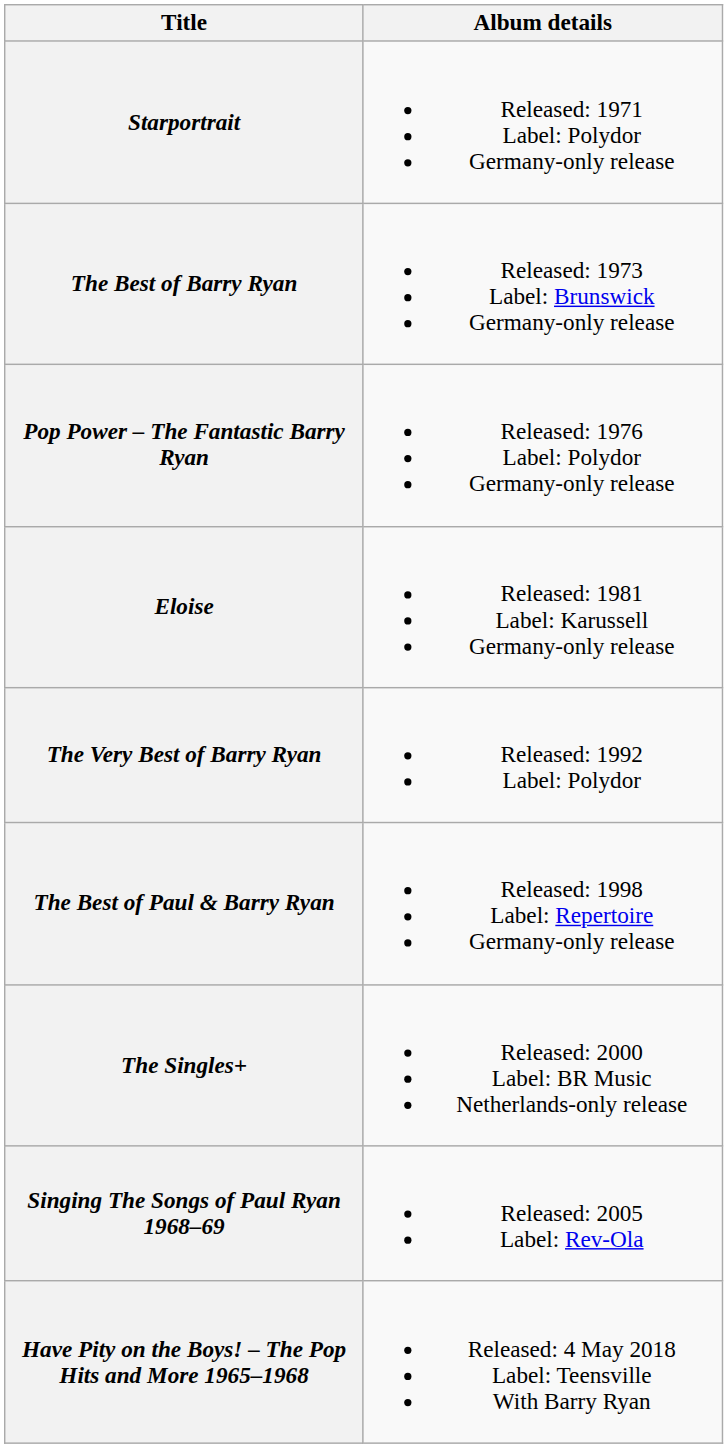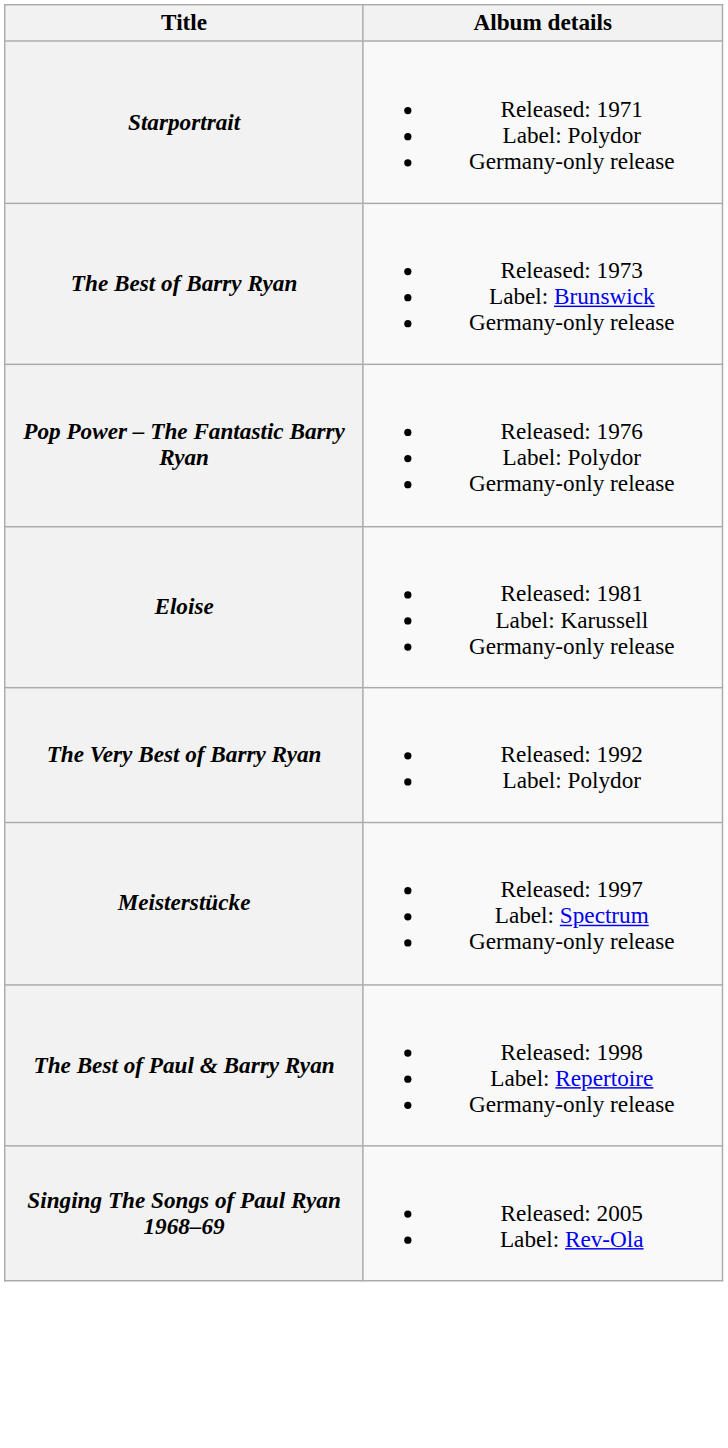+ row: (184, 903)
- row: (184, 1064)
- row: (184, 1361)
